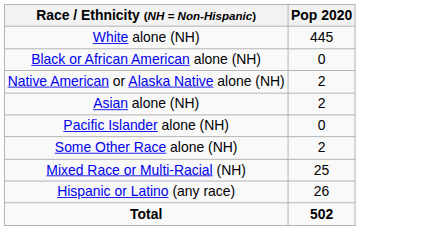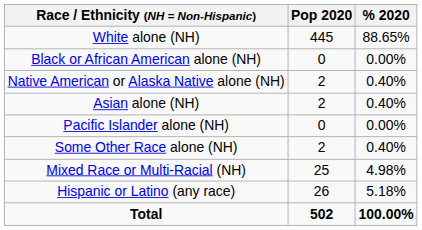+ column: (386, 15)
